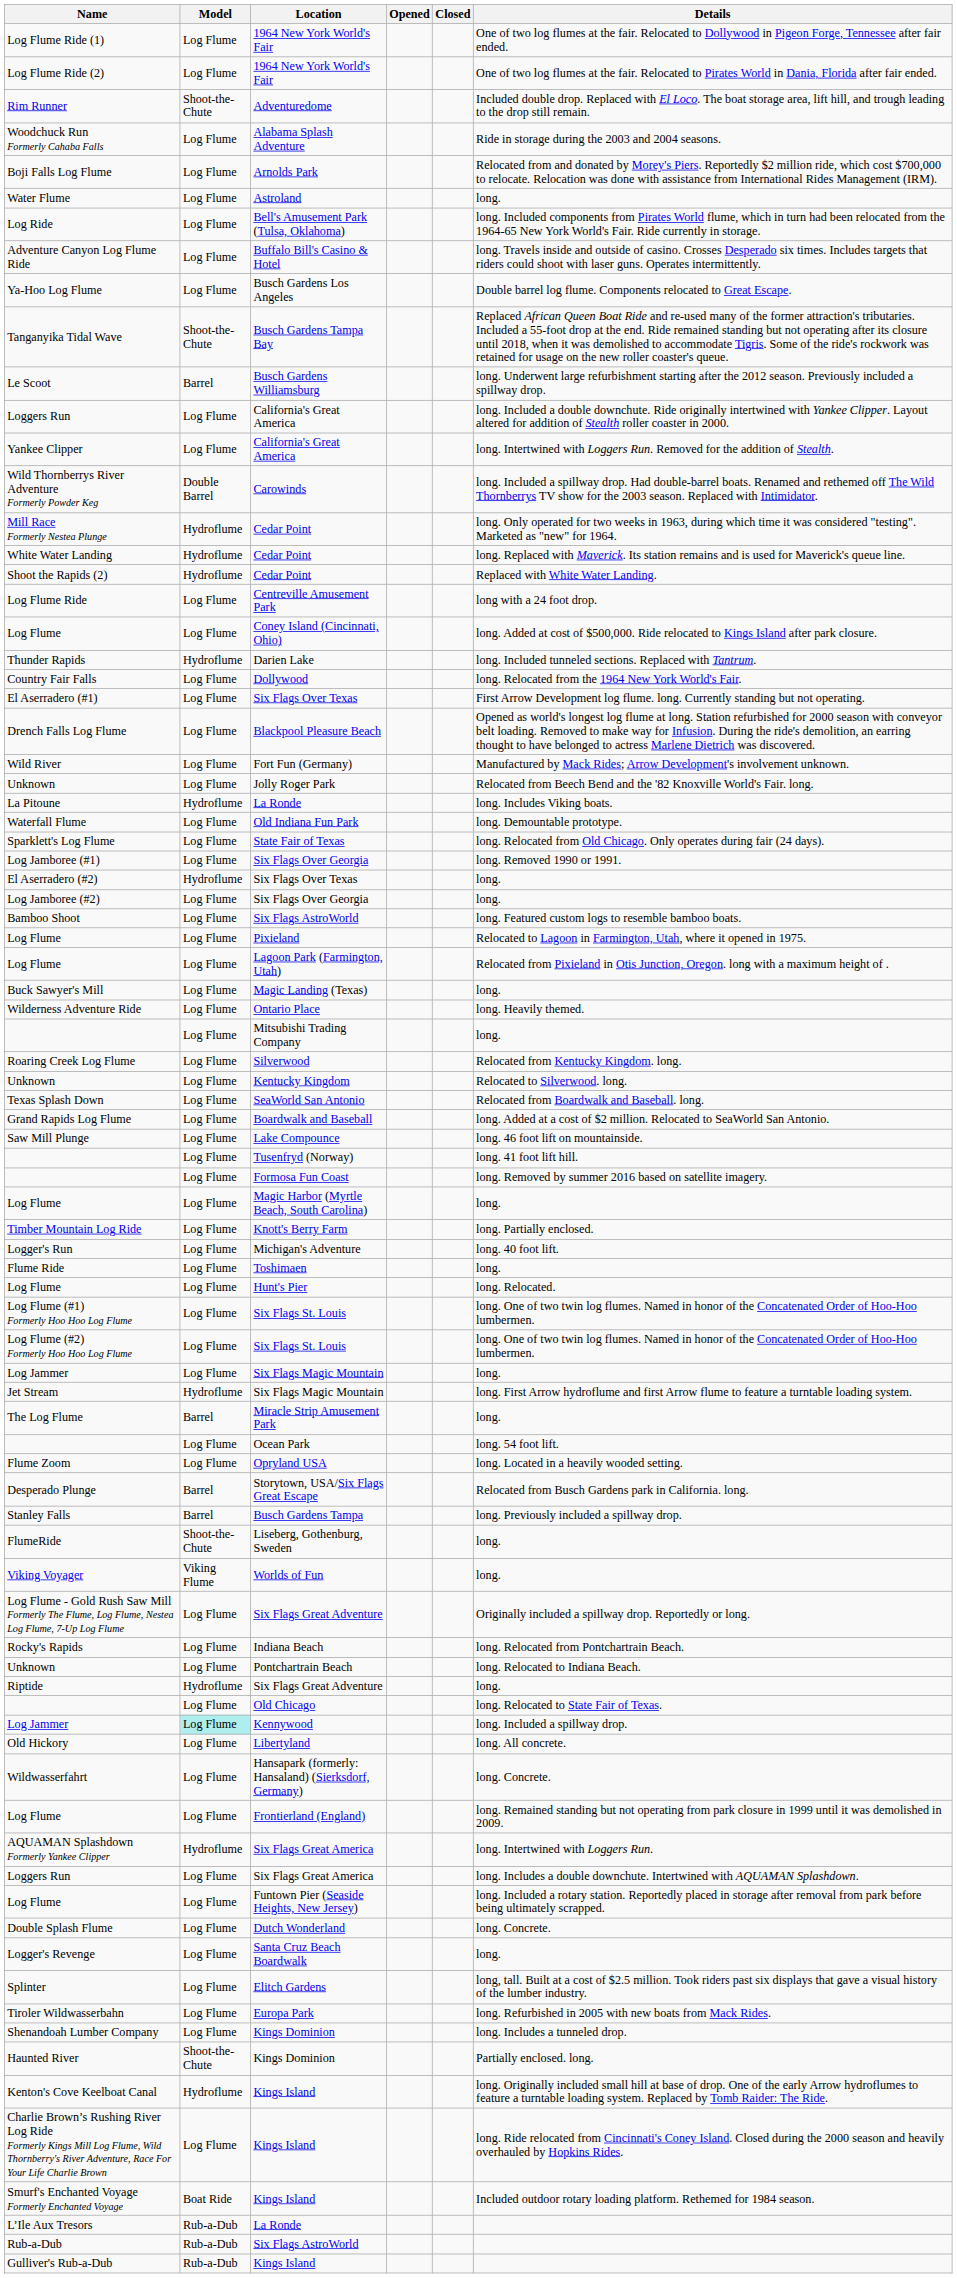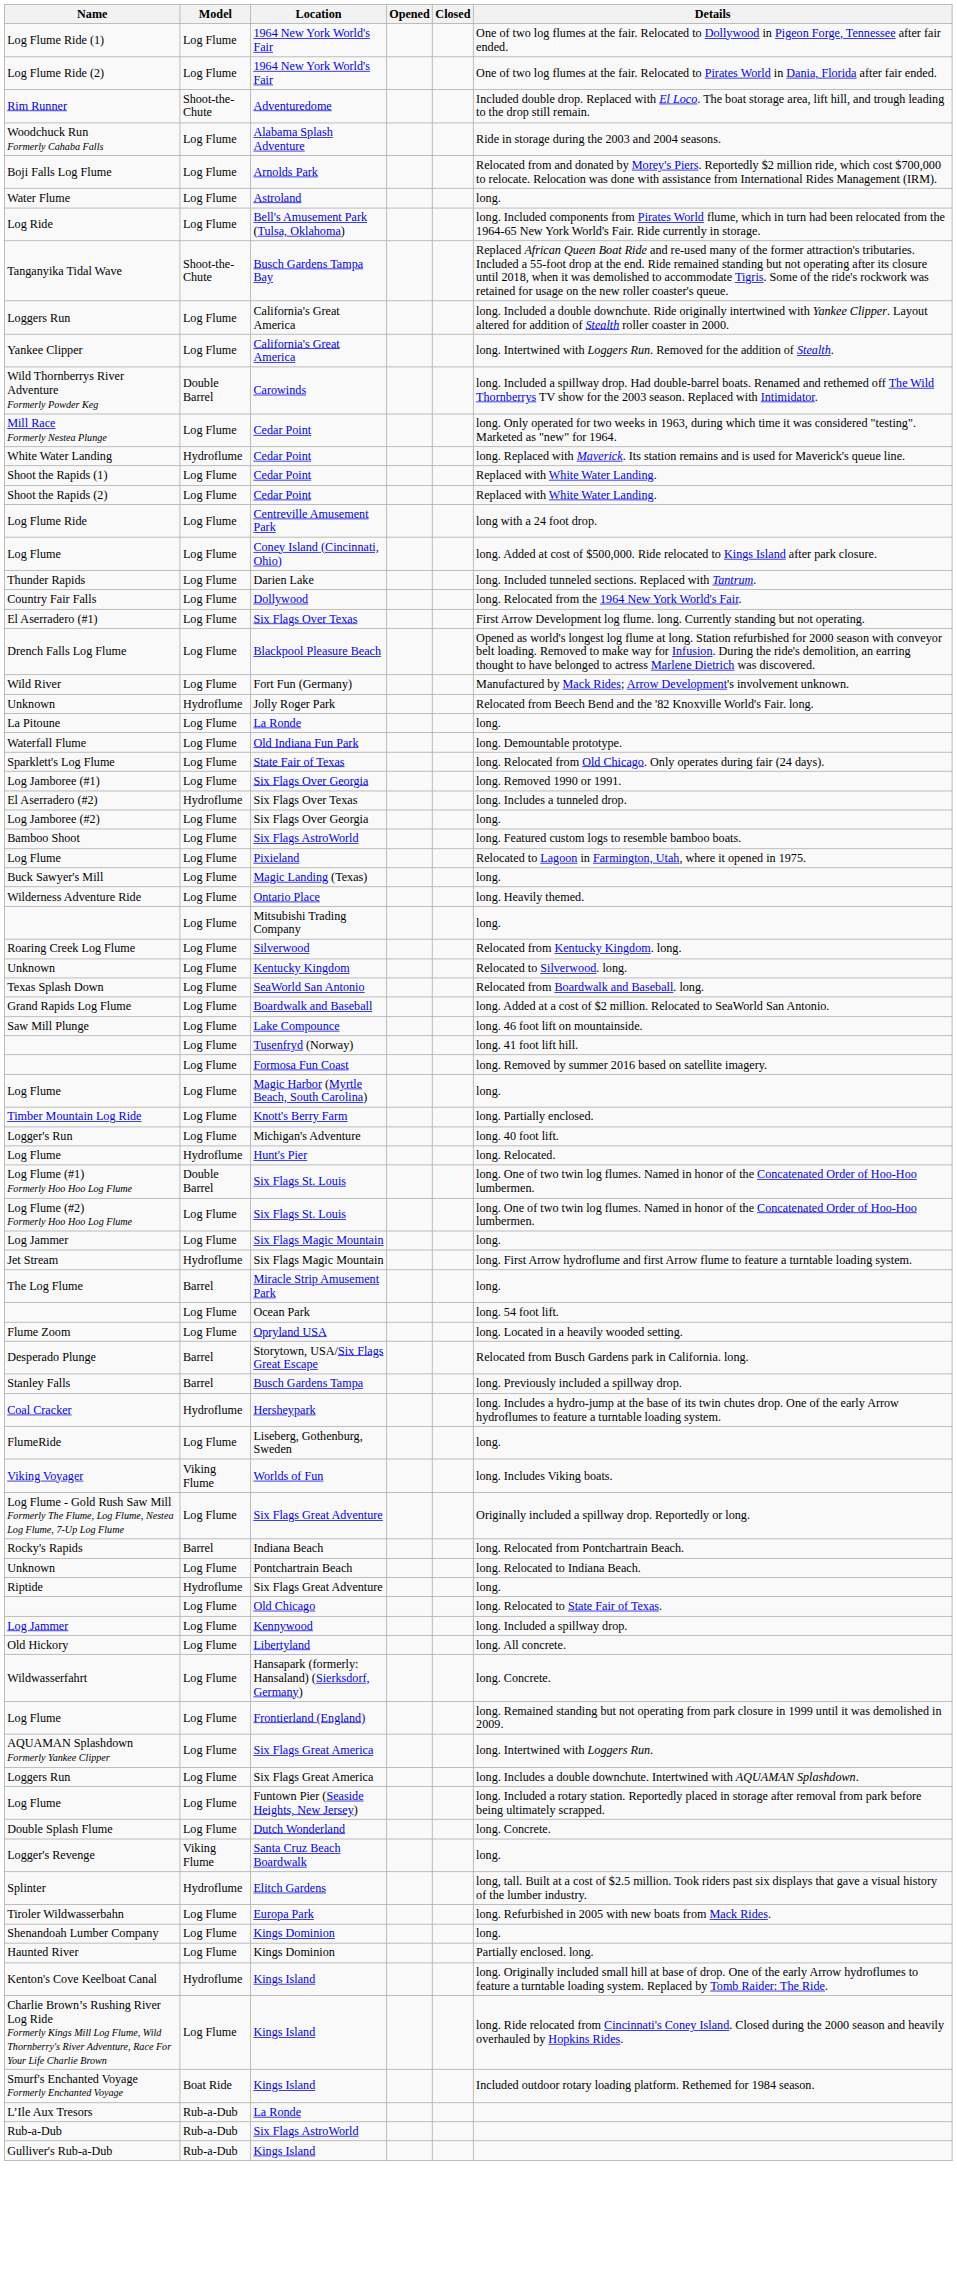- row: (82, 257)
- row: (55, 290)
- row: (29, 383)
(213, 529) Hydroflume -> (210, 430) Log Flume
+ row: (57, 475)
(213, 574) Hydroflume -> (210, 494) Log Flume
(213, 659) Hydroflume -> (210, 580) Log Flume
(210, 783) Log Flume -> (213, 703) Hydroflume
(213, 802) Hydroflume -> (210, 723) Log Flume
(544, 802) long. Includes Viking boats. -> (488, 723) long.
(488, 879) long. -> (551, 800) long. Includes a tunneled drop.
- row: (34, 963)
- row: (36, 1268)
(210, 1287) Log Flume -> (213, 1155) Hydroflume
(210, 1313) Log Flume -> (201, 1181) Double Barrel
+ row: (39, 1409)
(209, 1541) Shoot-the-Chute -> (210, 1442) Log Flume
(488, 1574) long. -> (544, 1475) long. Includes Viking boats.
(210, 1647) Log Flume -> (198, 1548) Barrel
(210, 1724) paleturquoise background -> (210, 1625) no background
(213, 1849) Hydroflume -> (210, 1750) Log Flume
(210, 1954) Log Flume -> (199, 1855) Viking Flume
(210, 1987) Log Flume -> (213, 1888) Hydroflume
(551, 2032) long. Includes a tunneled drop. -> (488, 1933) long.
(209, 2058) Shoot-the-Chute -> (210, 1952) Log Flume
